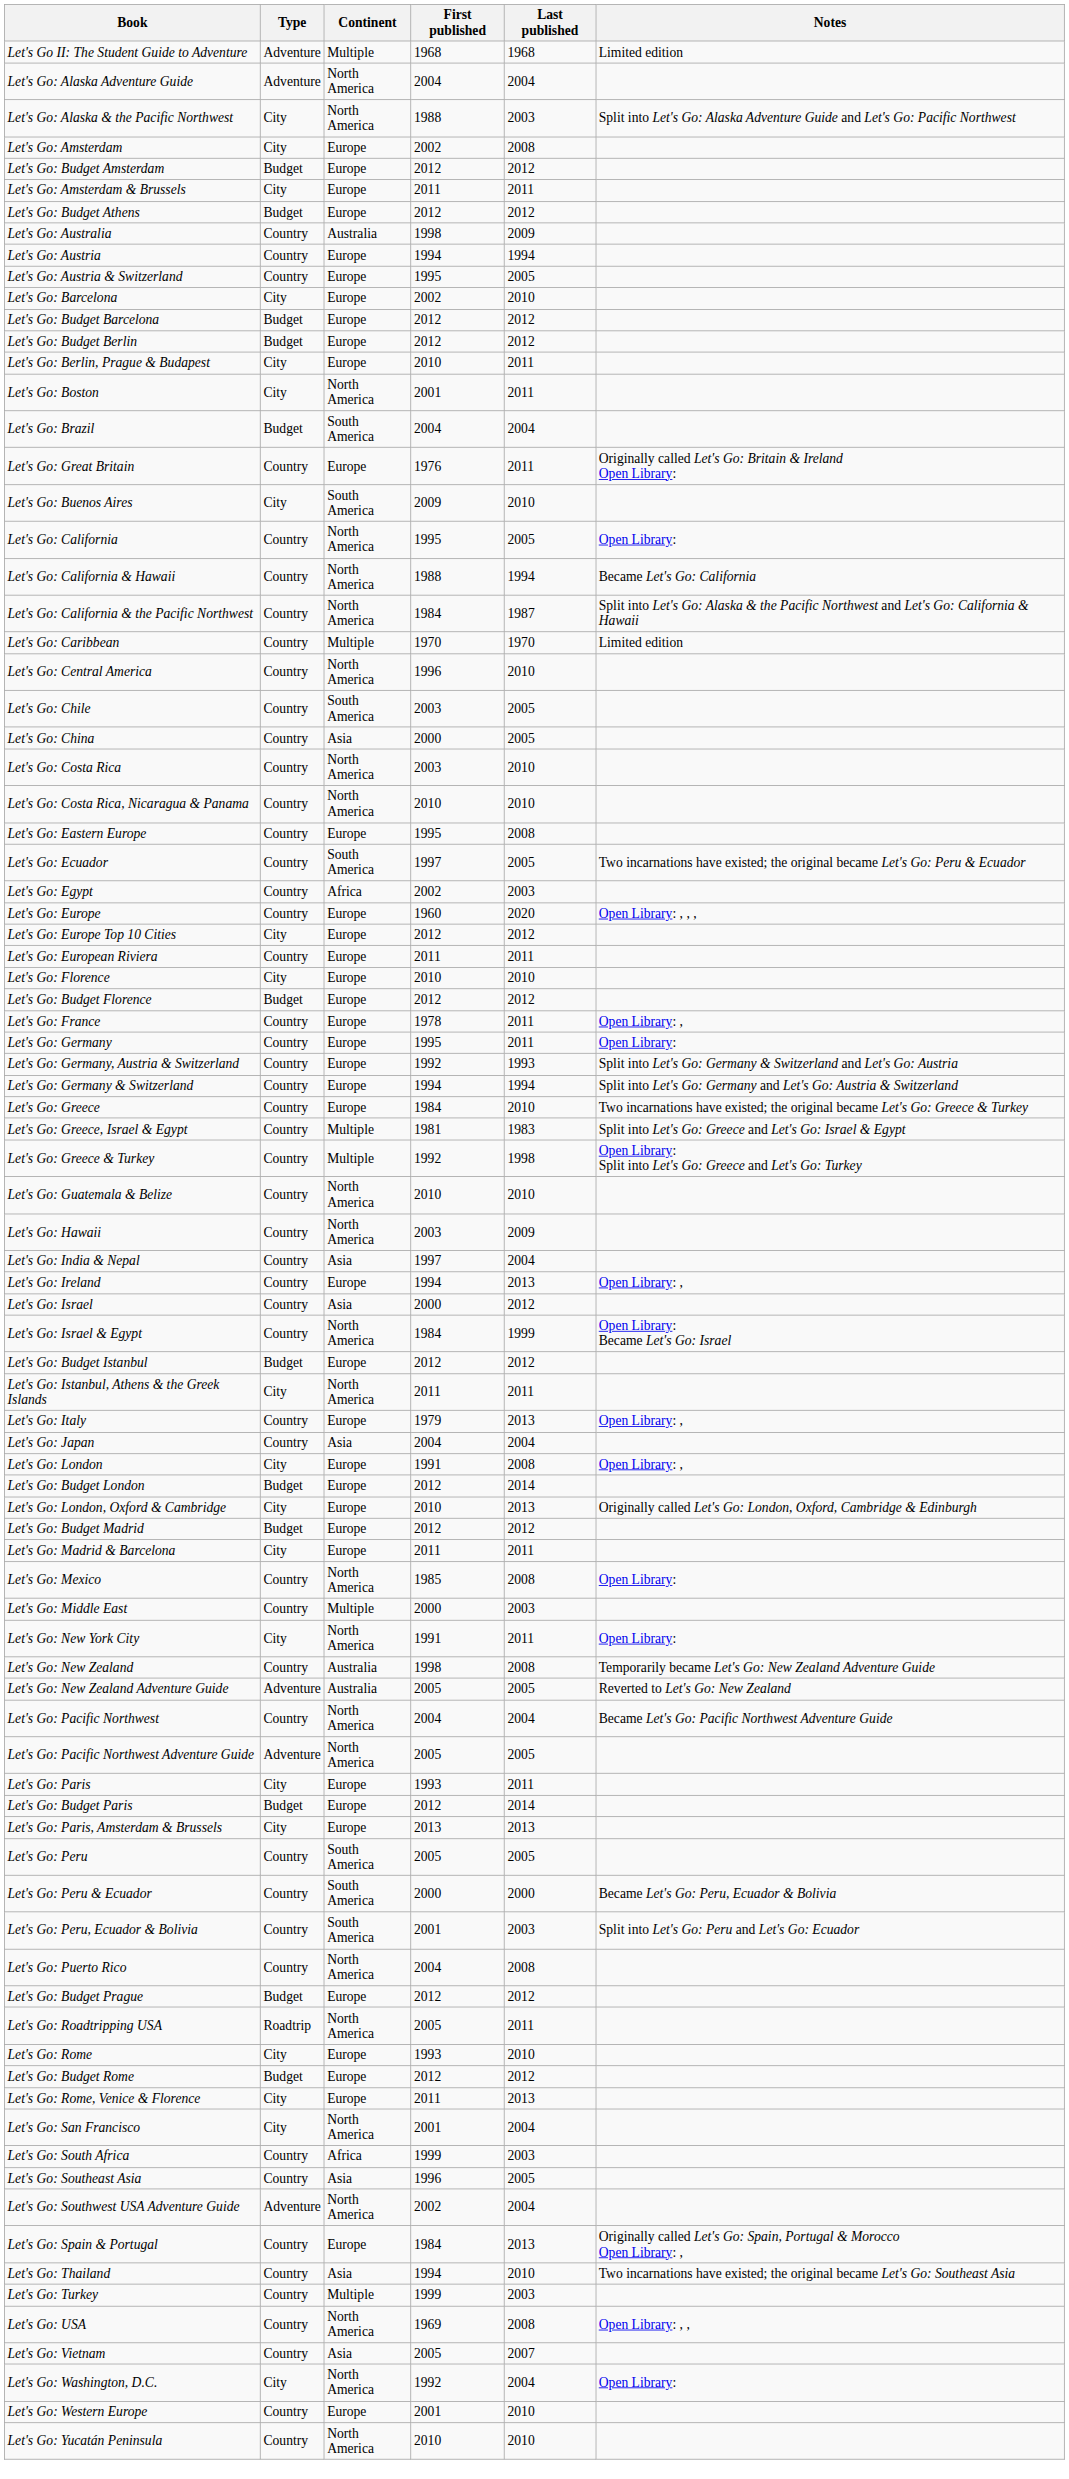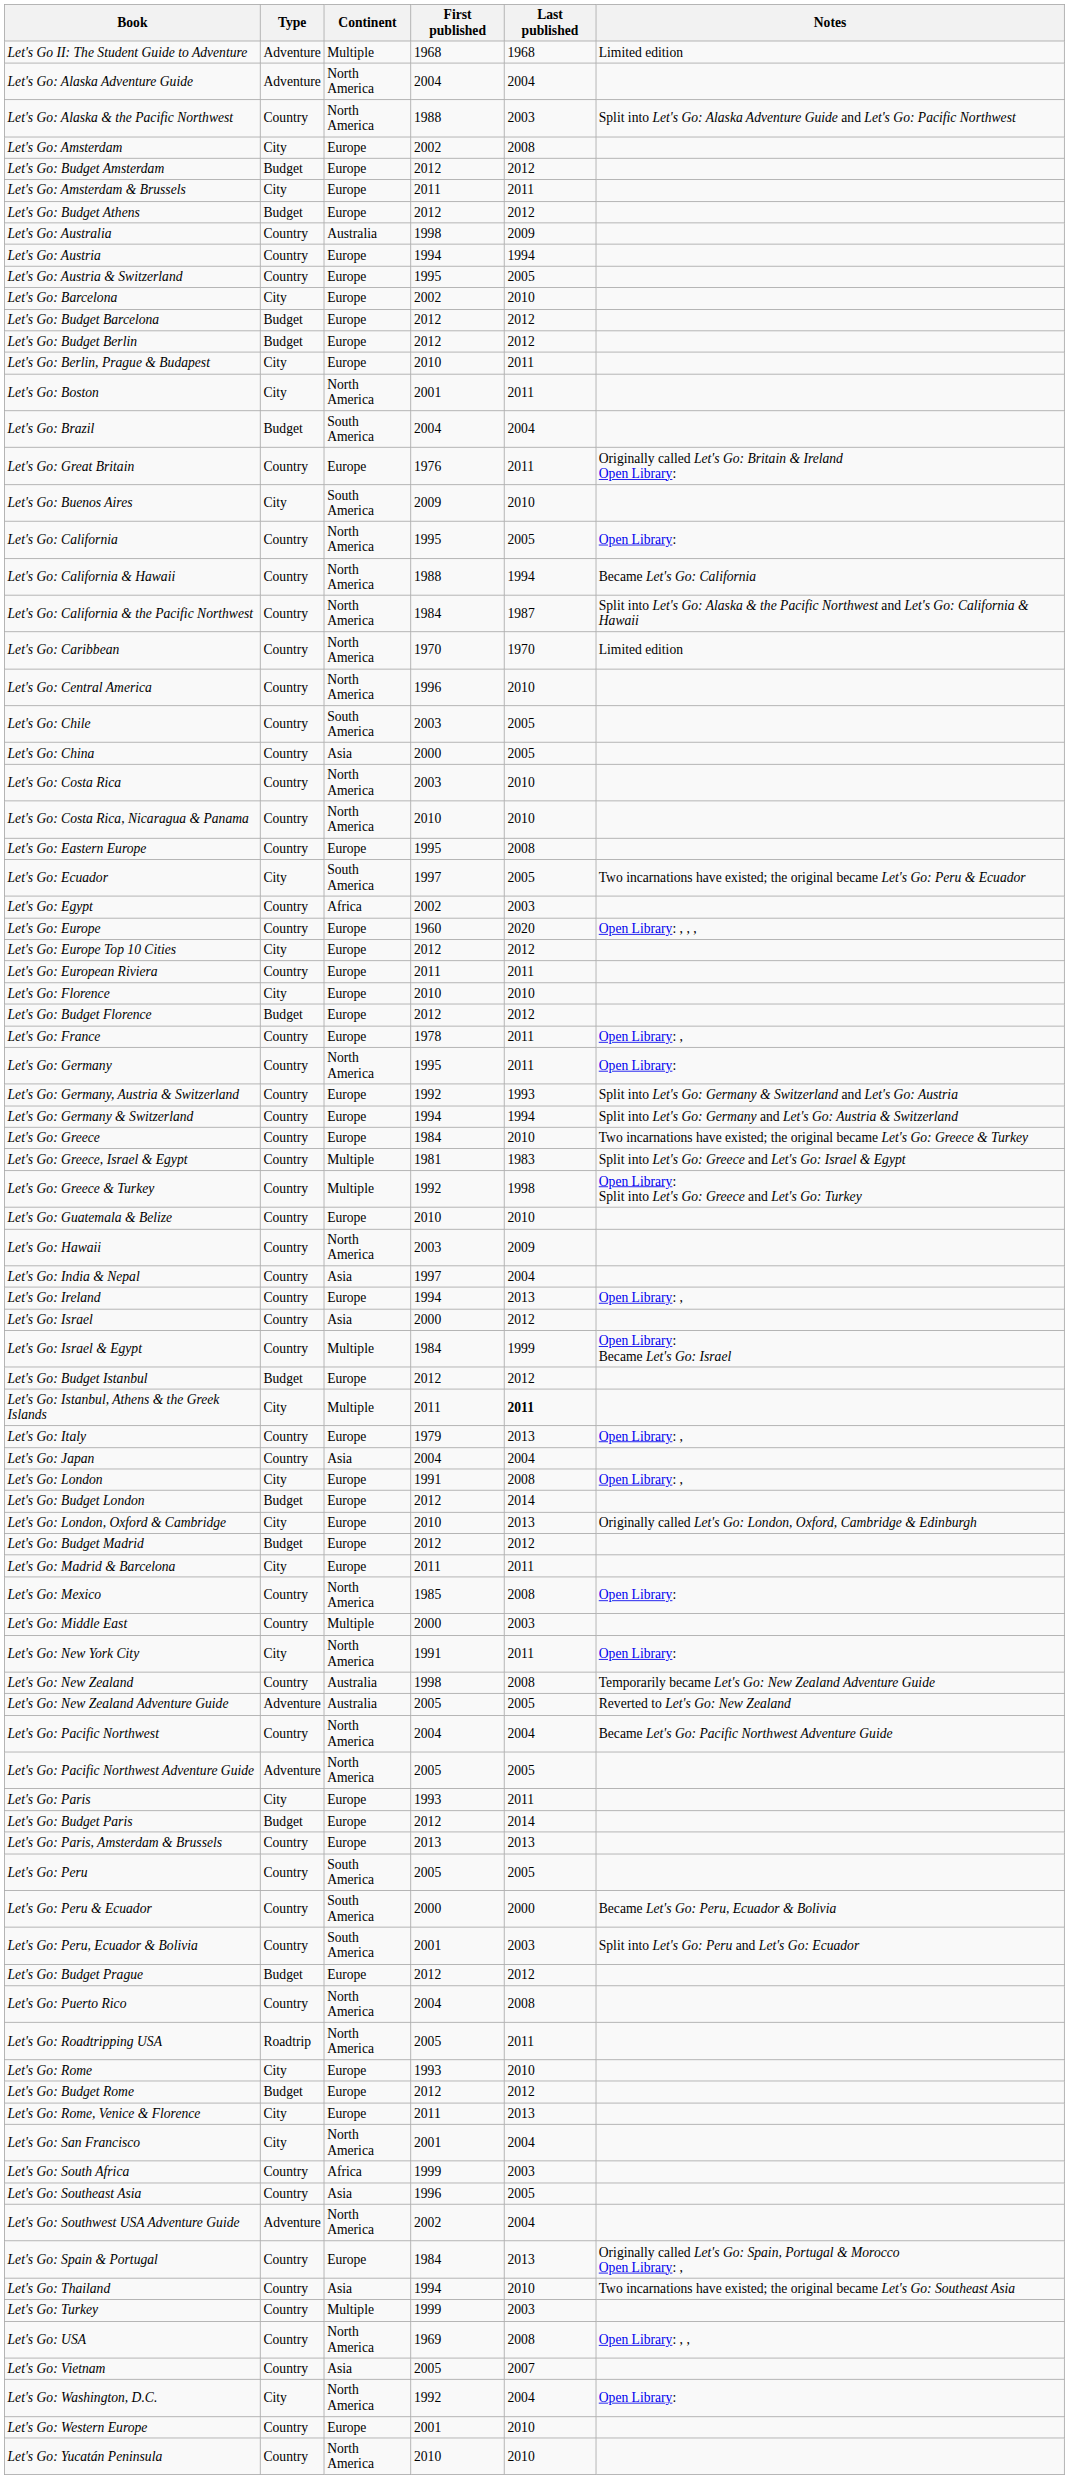(275, 118) City -> (286, 118) Country
(351, 642) Multiple -> (351, 650) North America
(286, 862) Country -> (275, 877) City
(347, 1042) Europe -> (351, 1065) North America
(351, 1195) North America -> (347, 1218) Europe
(351, 1333) North America -> (351, 1348) Multiple
(351, 1392) North America -> (351, 1407) Multiple
(521, 1392) normal -> (521, 1407) bold
(275, 1827) City -> (286, 1842) Country
rows swapped: (75, 1996) <-> (67, 1967)
